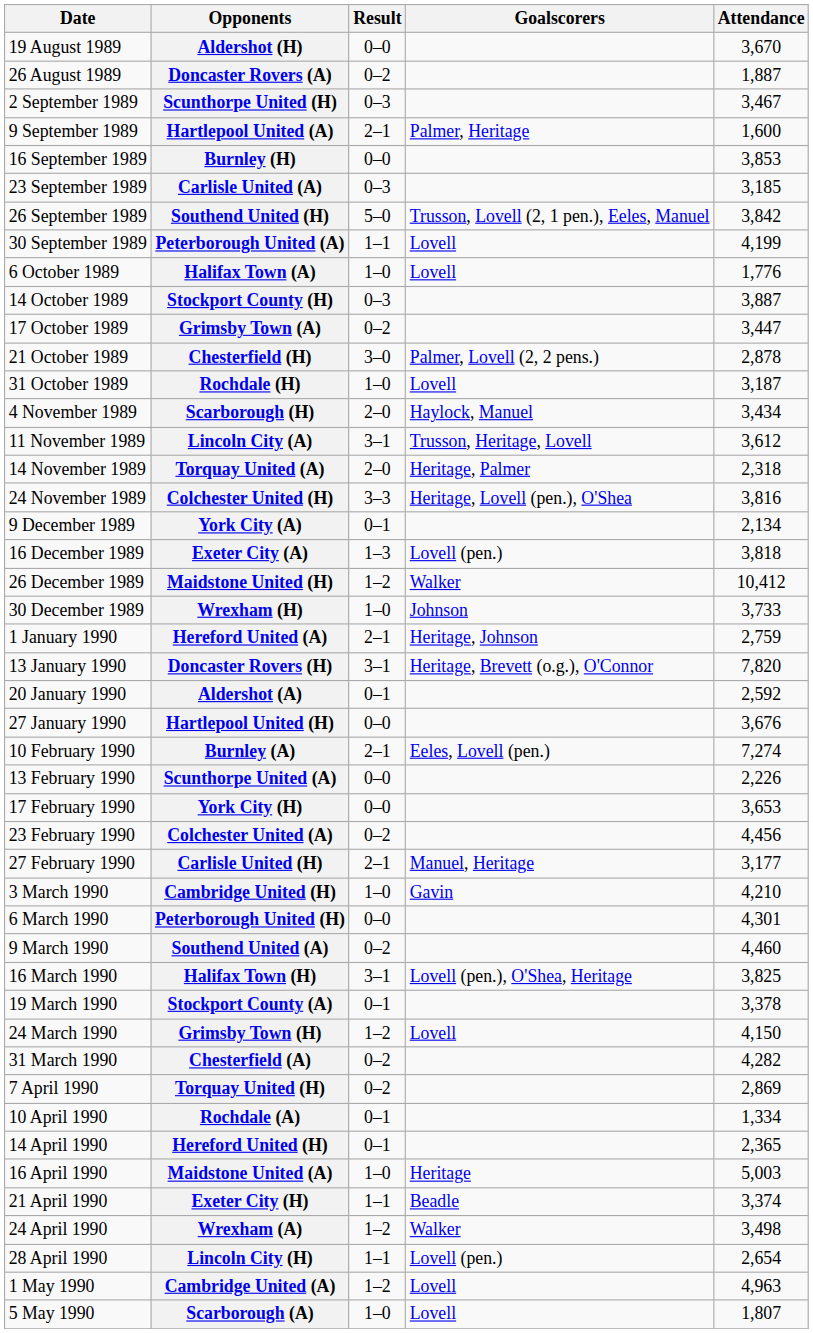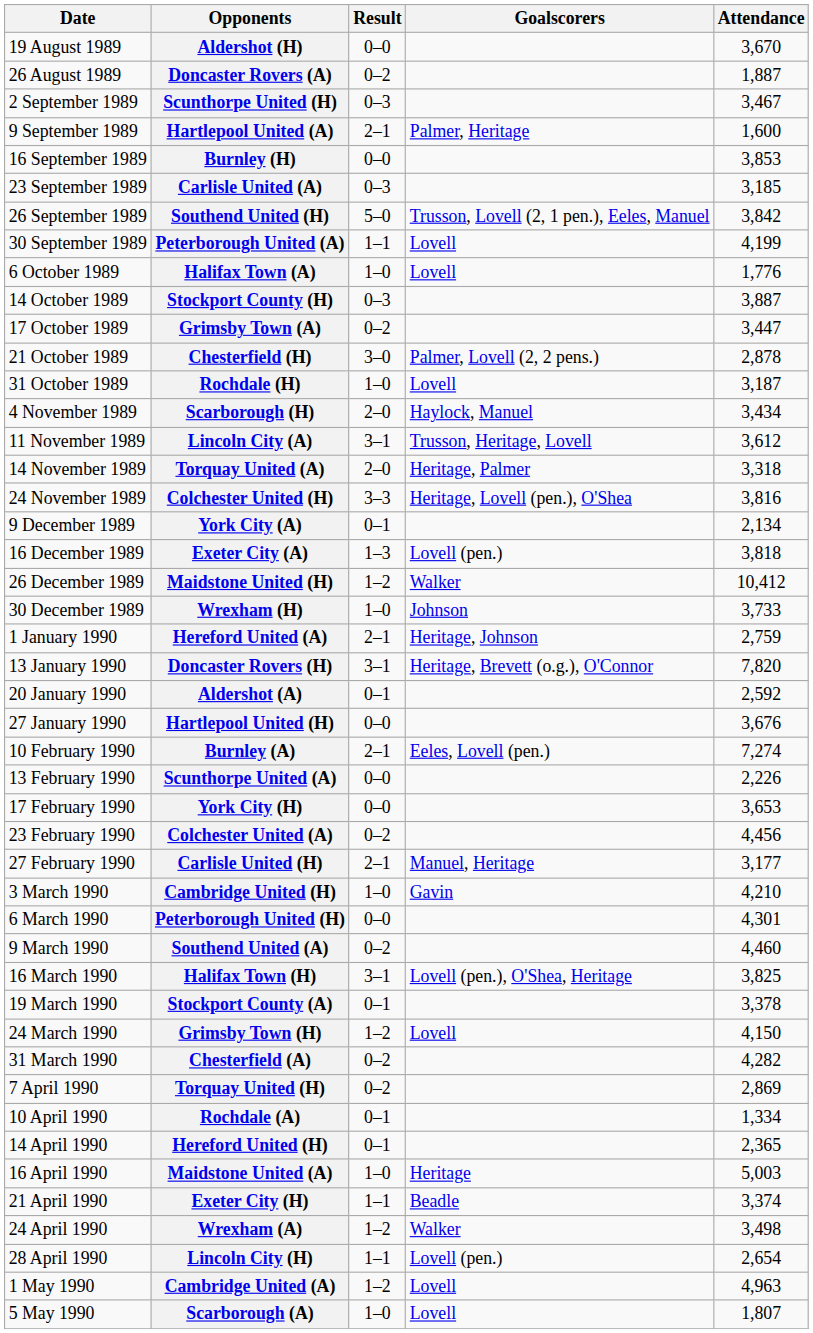(761, 469) 2,318 -> (761, 469) 3,318
